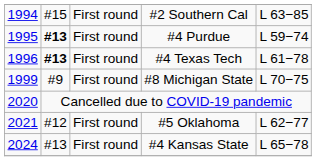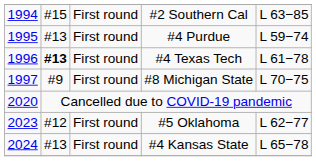(55, 36) bold -> (55, 36) normal
(23, 79) 1999 -> (23, 79) 1997
(23, 123) 2021 -> (23, 123) 2023
